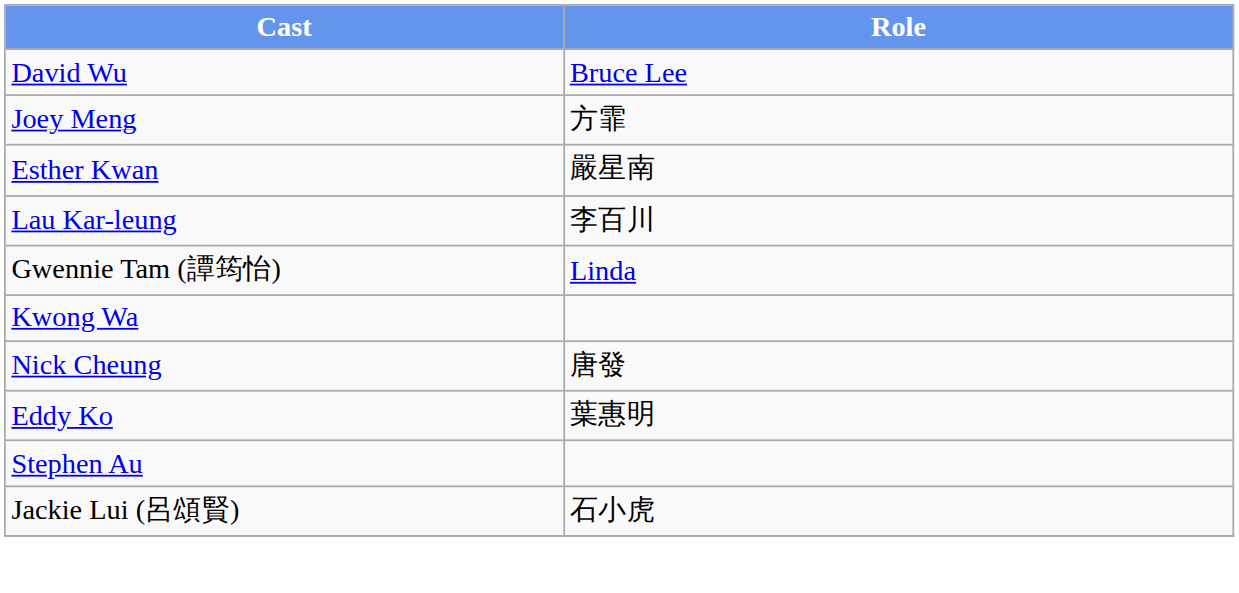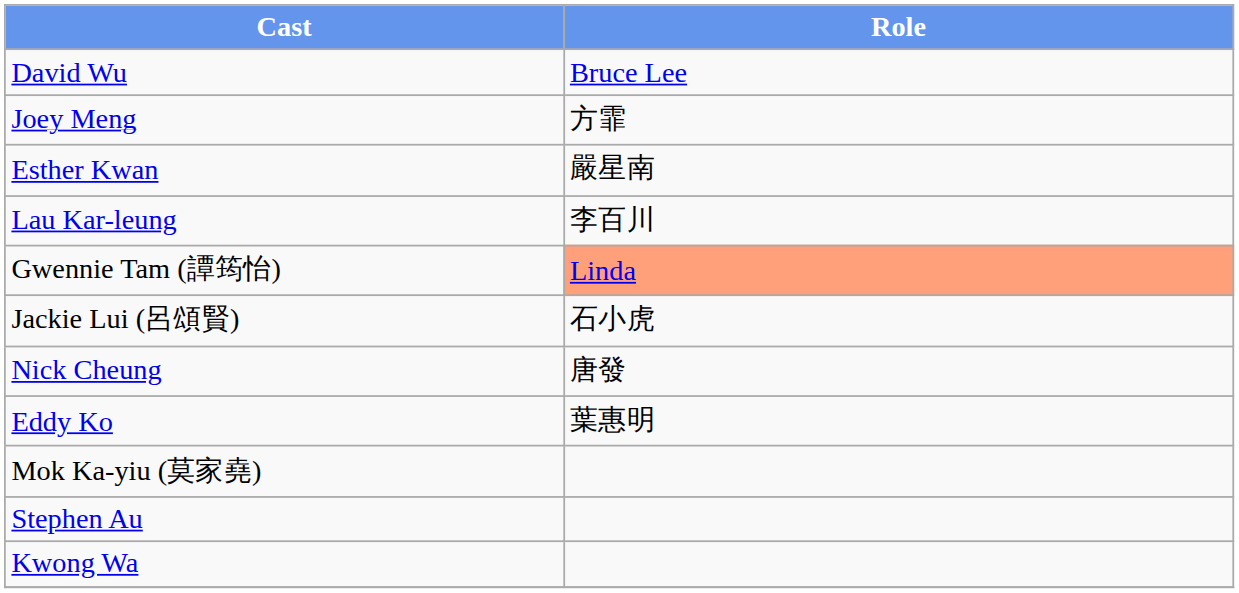(603, 270) no background -> (603, 270) lightsalmon background
rows swapped: (125, 509) <-> (75, 317)
+ row: (136, 470)
